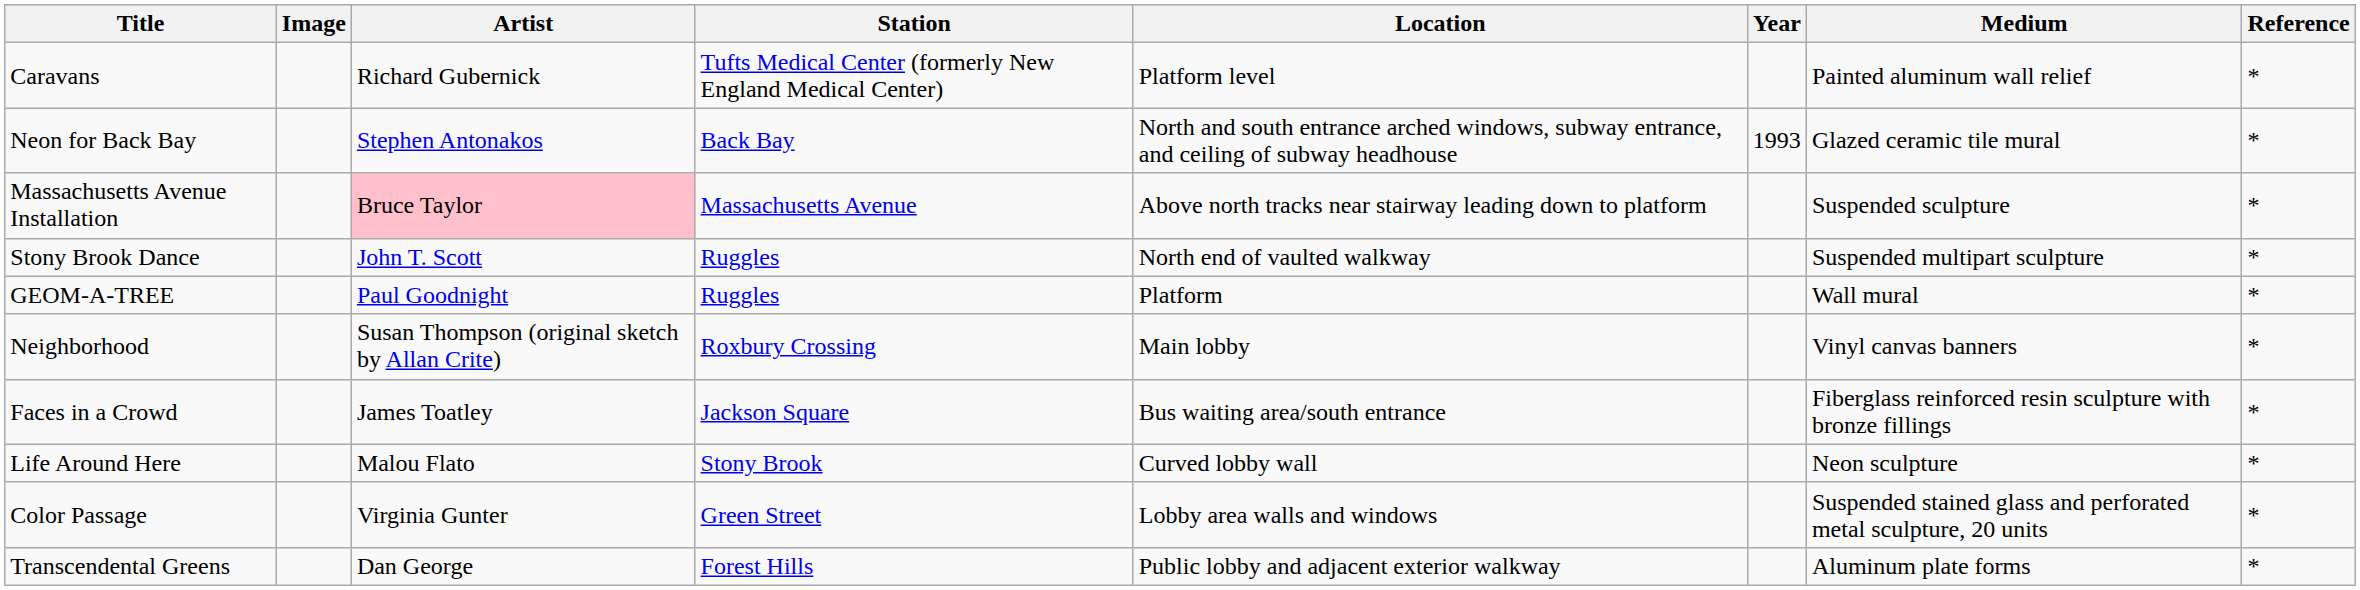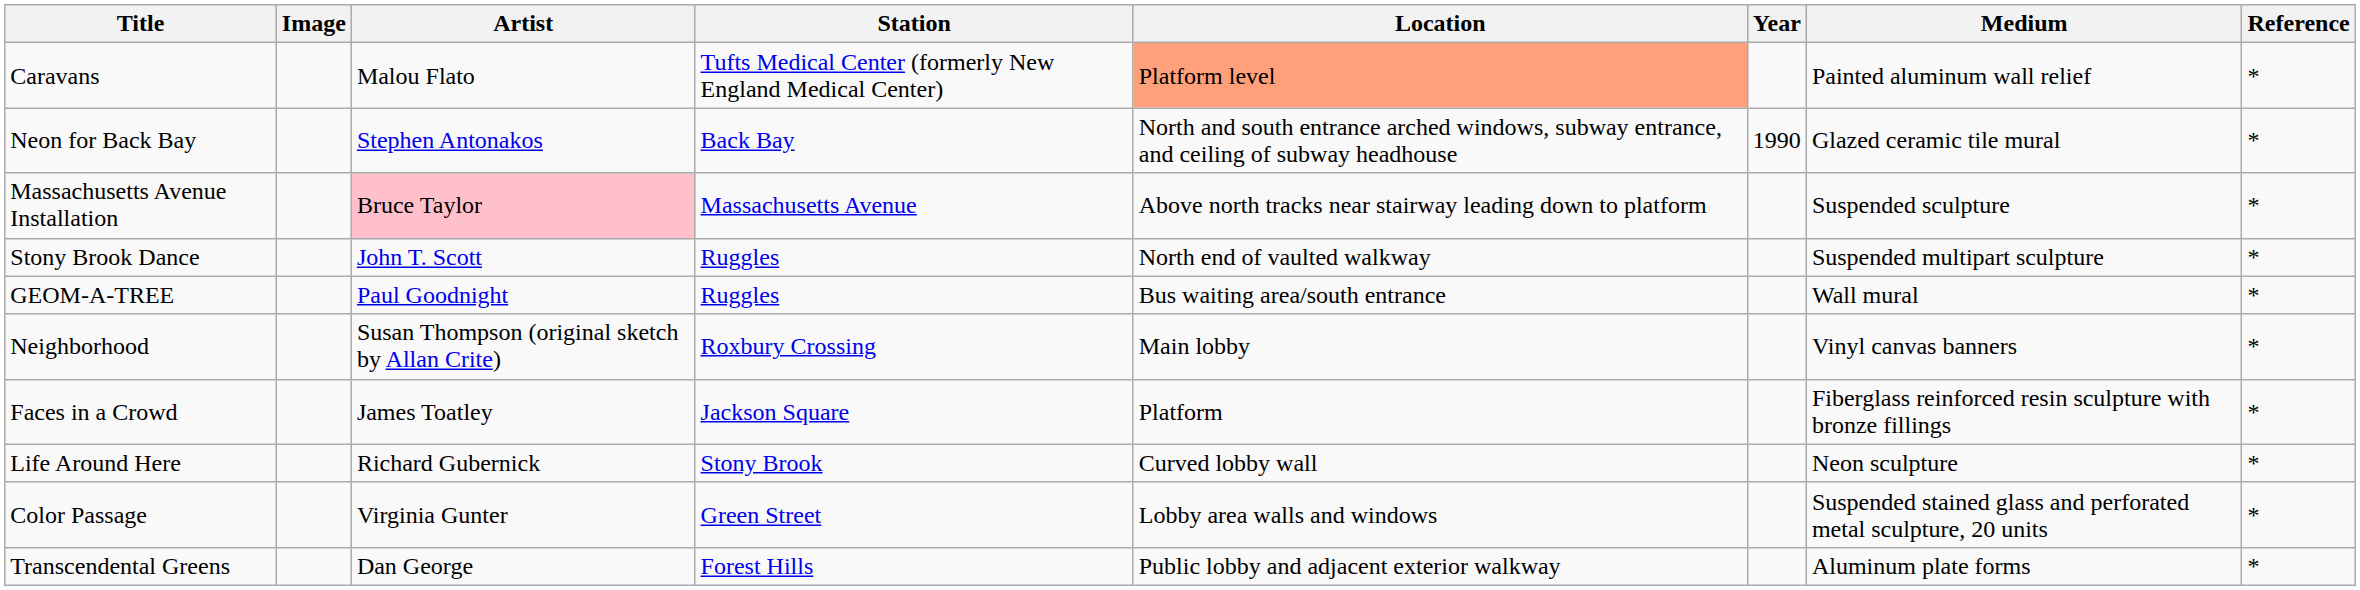(449, 75) Richard Gubernick -> (416, 75) Malou Flato
(1207, 75) no background -> (1207, 75) lightsalmon background
(1777, 140) 1993 -> (1777, 140) 1990
(1181, 294) Platform -> (1292, 294) Bus waiting area/south entrance
(1292, 411) Bus waiting area/south entrance -> (1181, 411) Platform
(416, 463) Malou Flato -> (449, 463) Richard Gubernick
